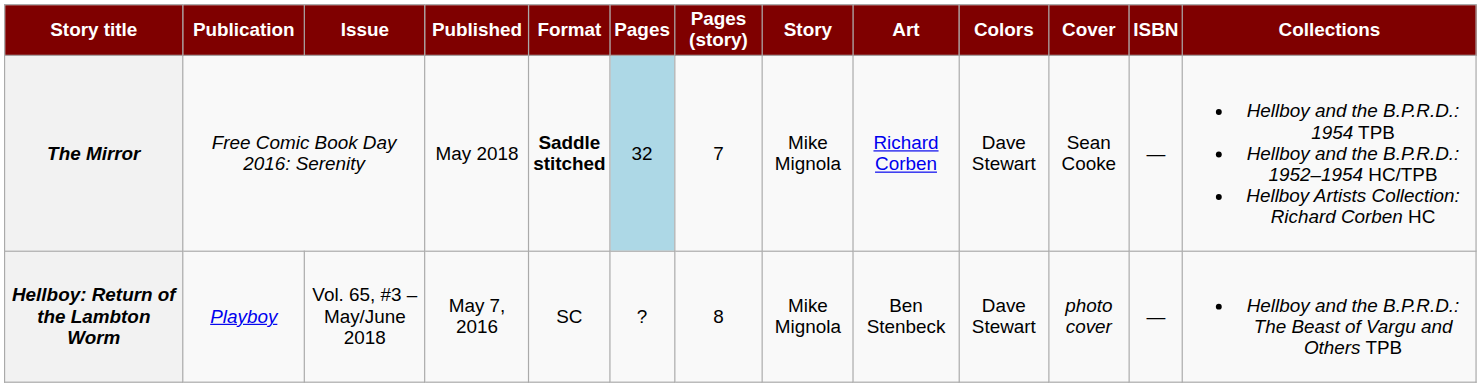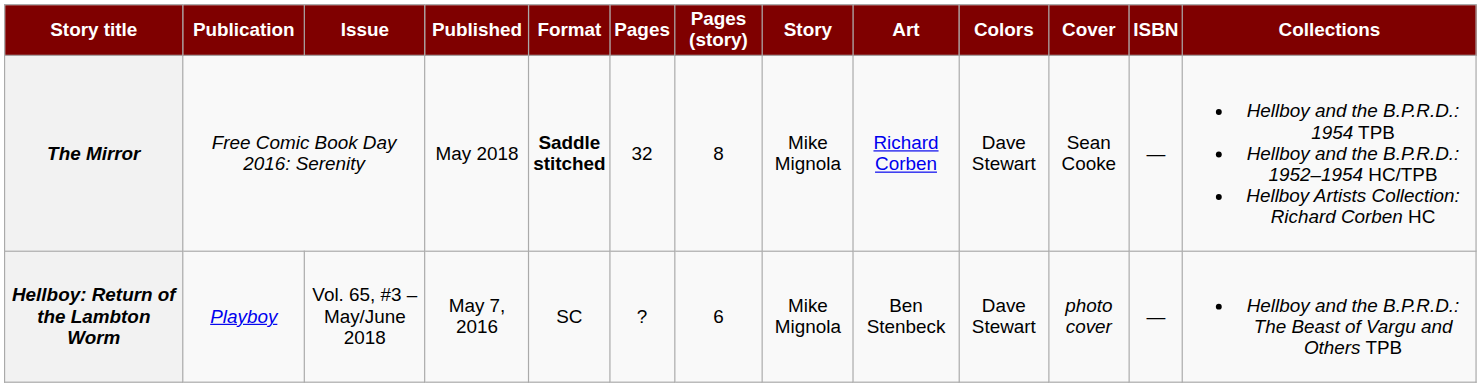(642, 153) lightblue background -> (642, 153) no background
(718, 153) 7 -> (718, 153) 8
(718, 316) 8 -> (718, 316) 6
